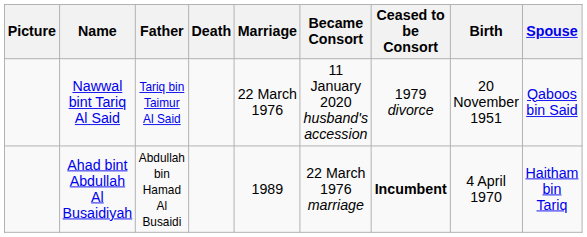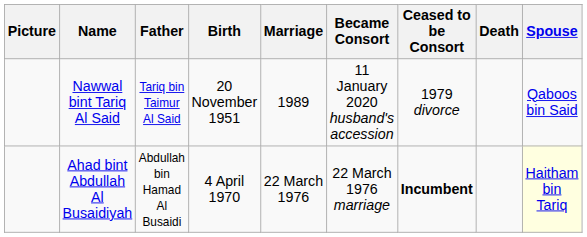columns swapped: (486, 31) <-> (211, 31)
(267, 102) 22 March 1976 -> (293, 102) 1989
(267, 189) 1989 -> (293, 189) 22 March 1976
(552, 189) no background -> (552, 189) lightyellow background
